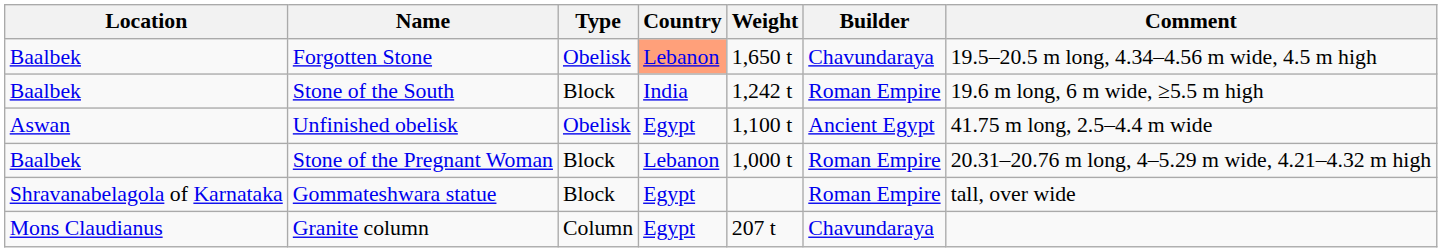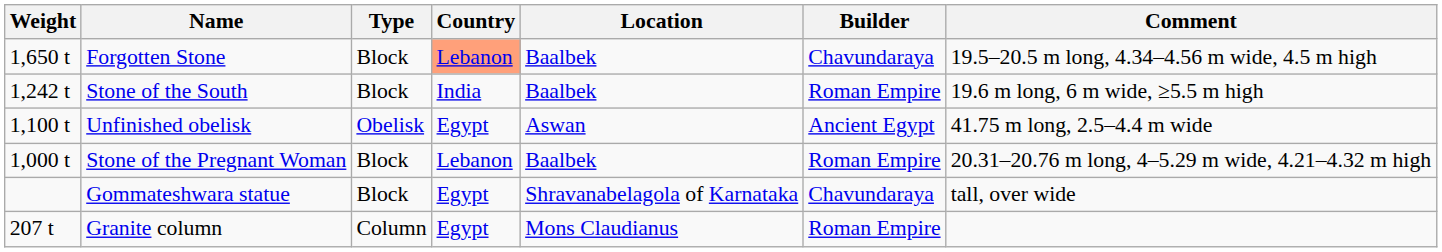columns swapped: (765, 21) <-> (146, 21)
(597, 56) Obelisk -> (382, 56) Block
(874, 194) Roman Empire -> (871, 194) Chavundaraya
(871, 228) Chavundaraya -> (874, 228) Roman Empire
